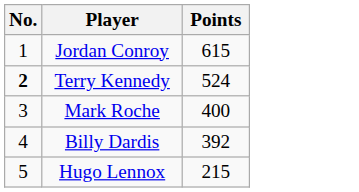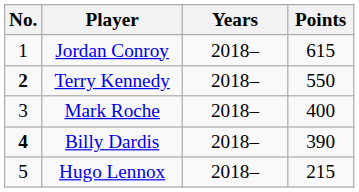+ column: (235, 19)
(216, 80) 524 -> (321, 80) 550
(23, 141) normal -> (23, 141) bold
(216, 141) 392 -> (321, 141) 390
